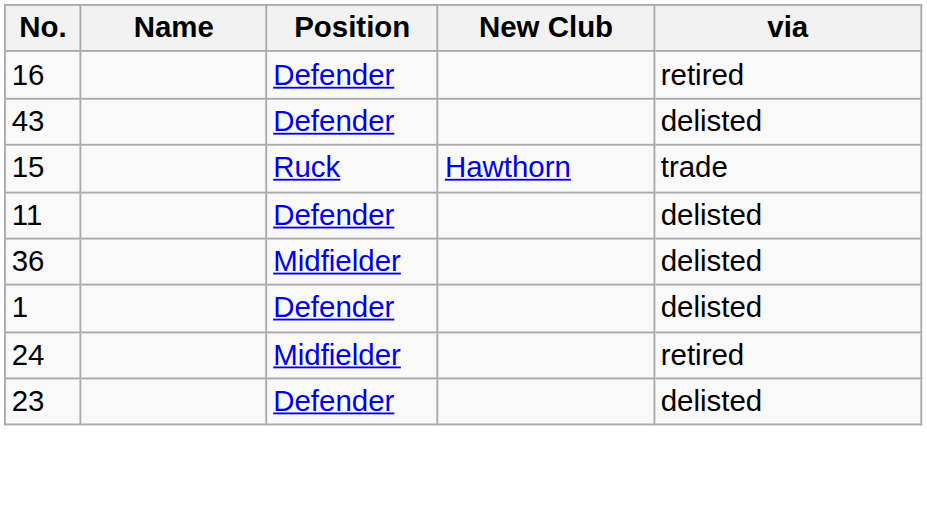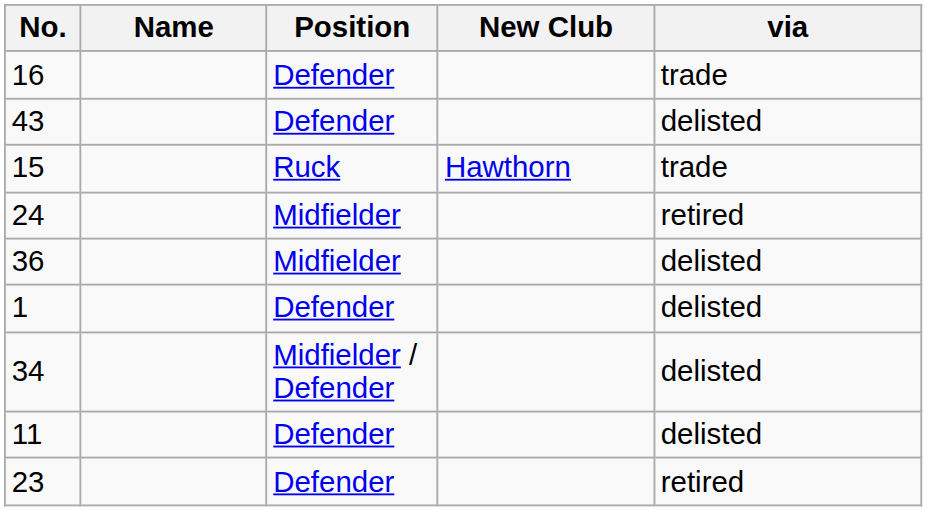(702, 74) retired -> (694, 74) trade
rows swapped: (28, 354) <-> (27, 214)
+ row: (28, 371)
(711, 401) delisted -> (702, 481) retired
